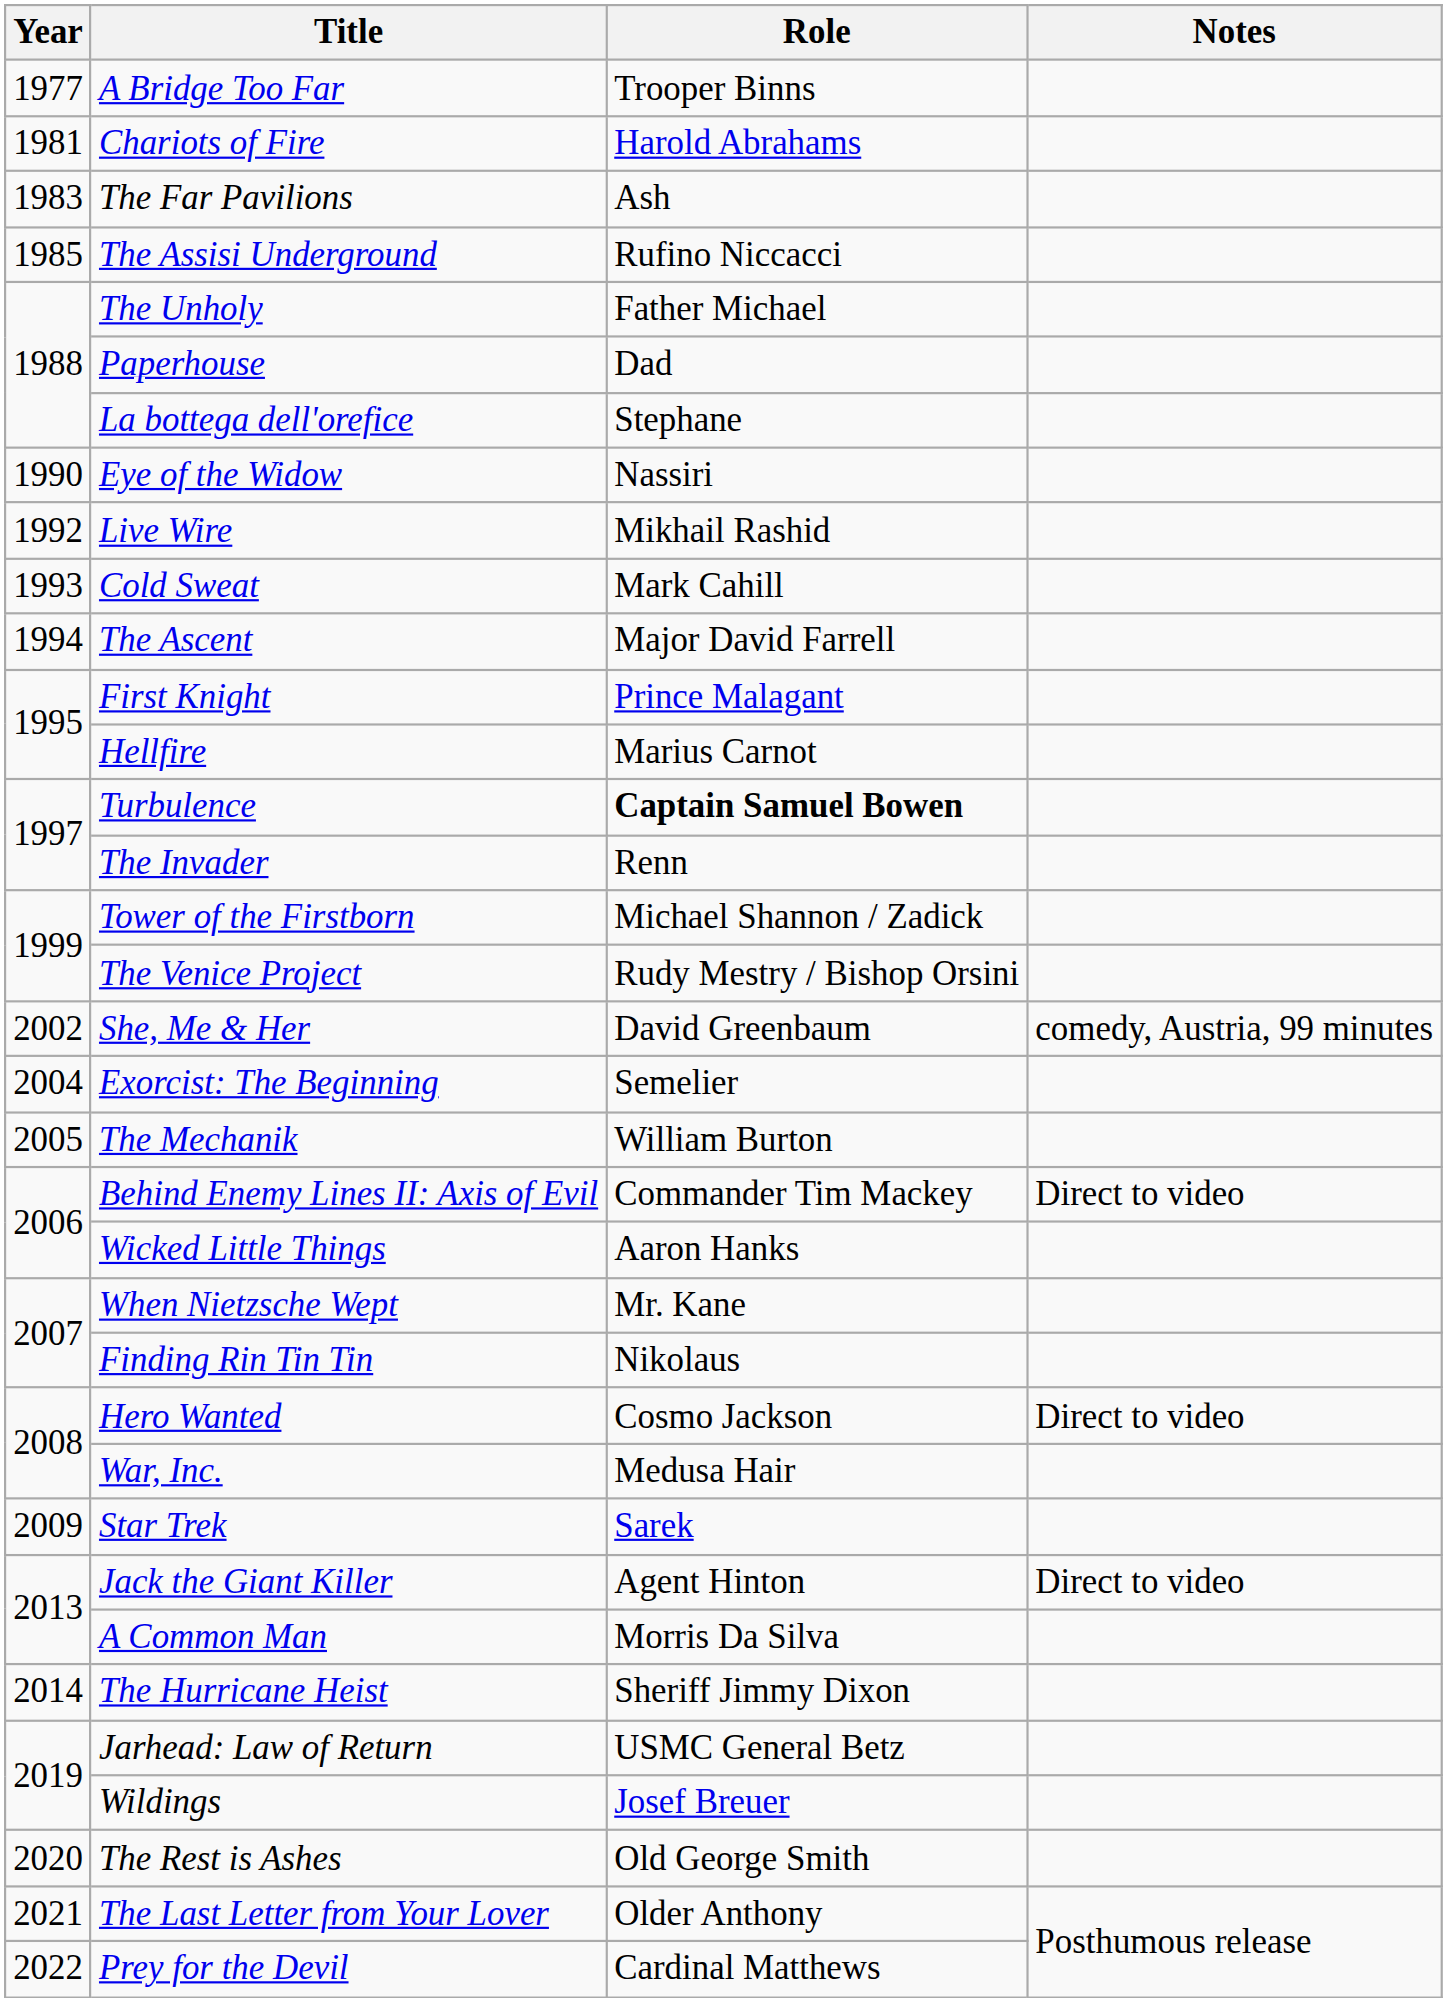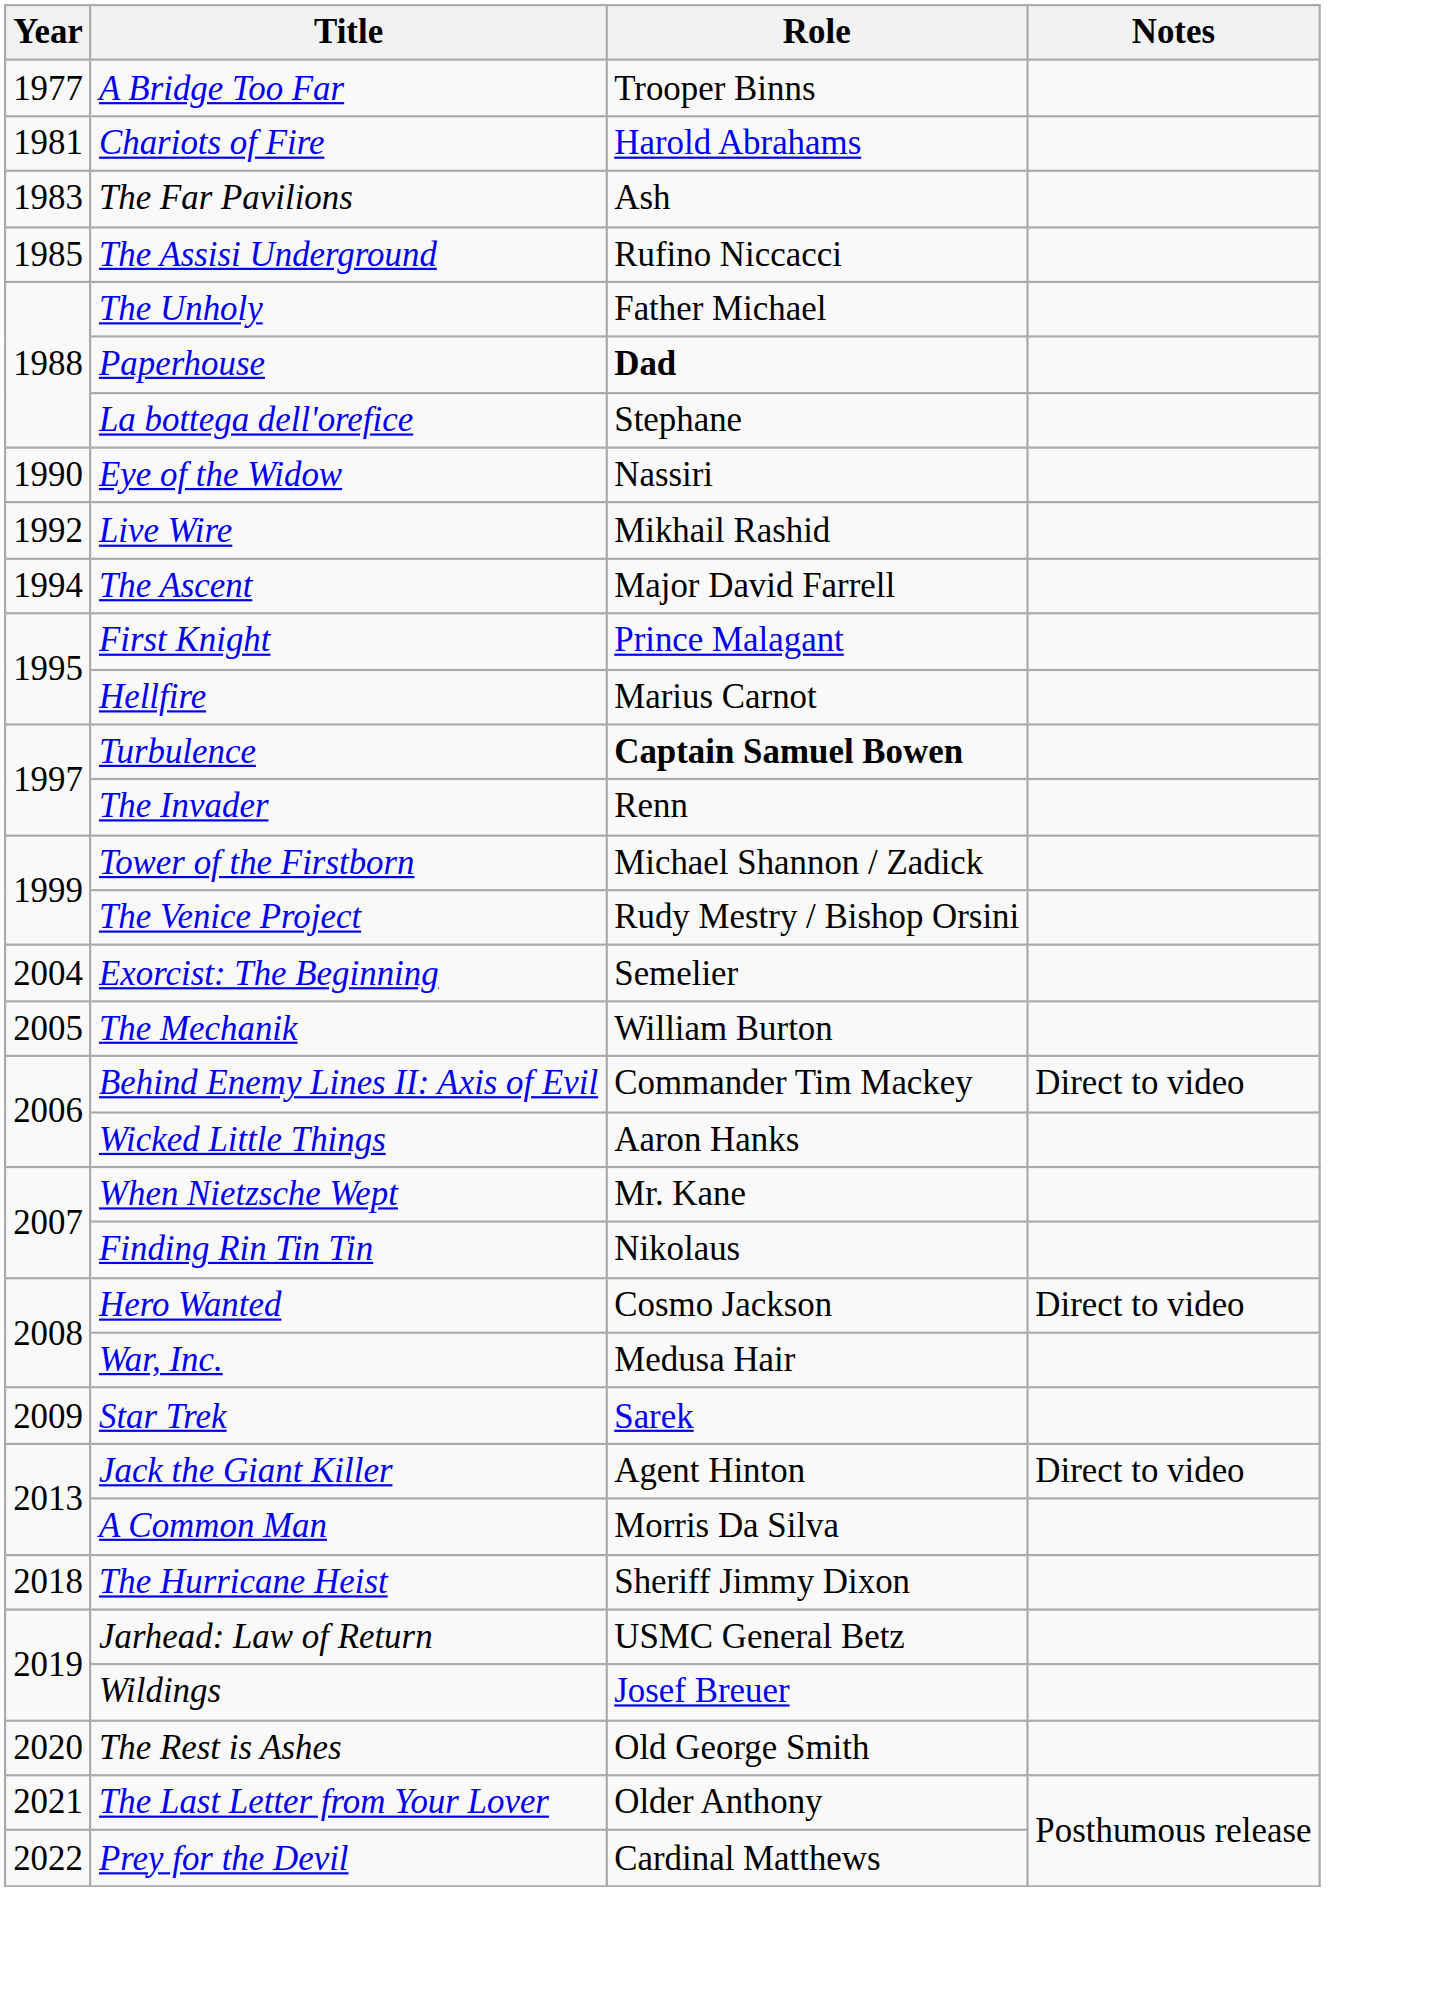(643, 364) normal -> (645, 364) bold
- row: (179, 585)
- row: (205, 1027)
(48, 1691) 2014 -> (48, 1581) 2018
